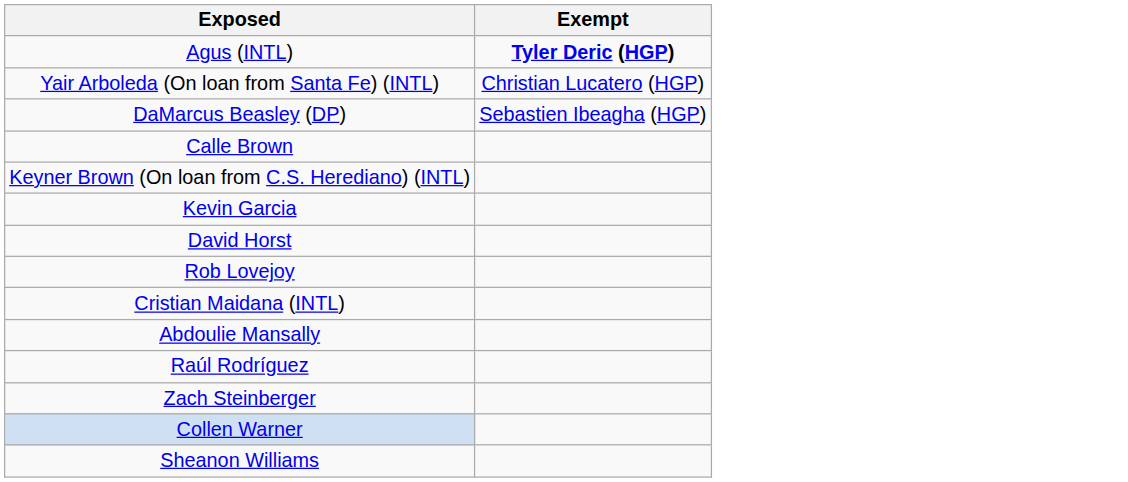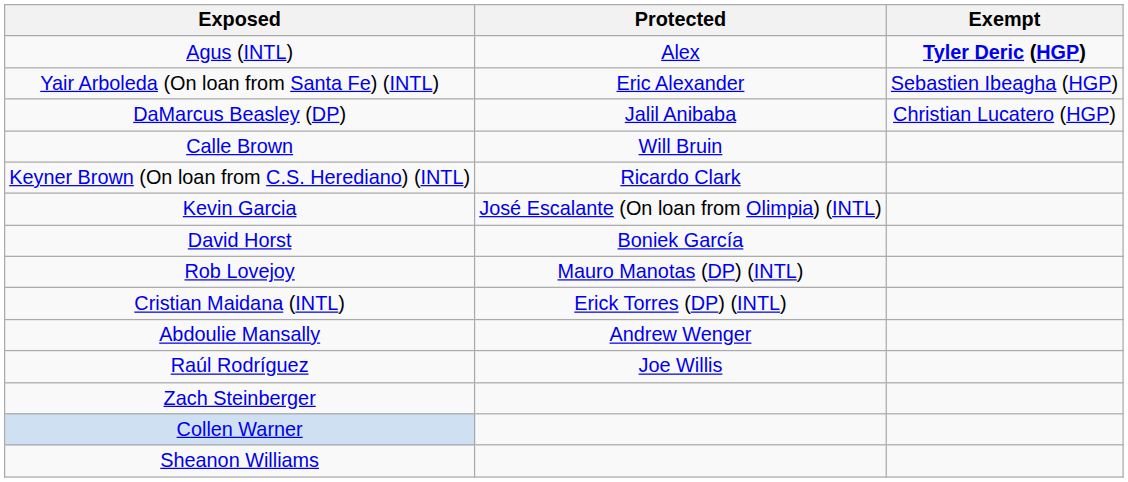+ column: (680, 20)
(593, 83) Christian Lucatero (HGP) -> (1004, 83) Sebastien Ibeagha (HGP)
(593, 114) Sebastien Ibeagha (HGP) -> (1004, 114) Christian Lucatero (HGP)
